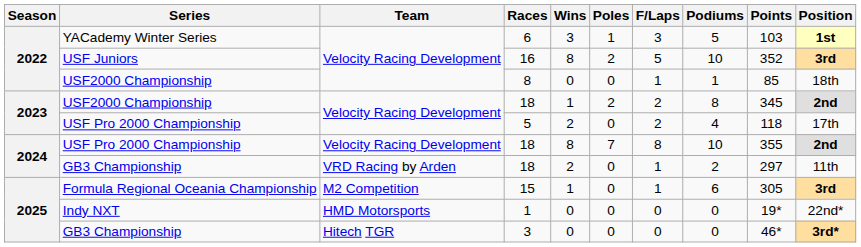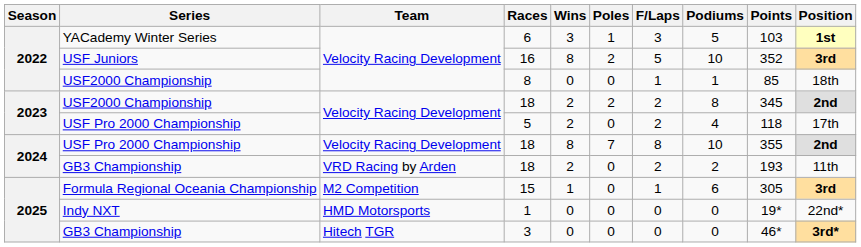(570, 102) 1 -> (570, 102) 2
(658, 167) 1 -> (658, 167) 2
(771, 167) 297 -> (771, 167) 193
